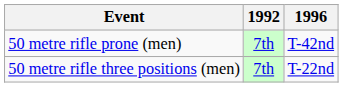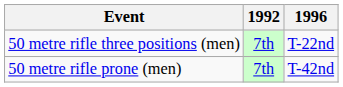rows swapped: (124, 69) <-> (95, 43)
